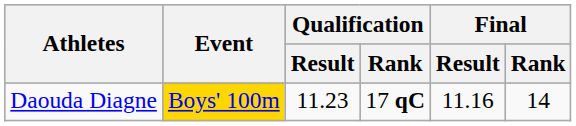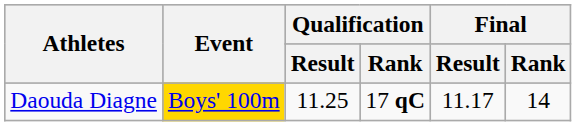(323, 101) 11.23 -> (323, 101) 11.25
(468, 101) 11.16 -> (468, 101) 11.17
